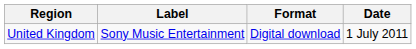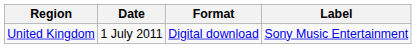columns swapped: (377, 14) <-> (172, 14)
